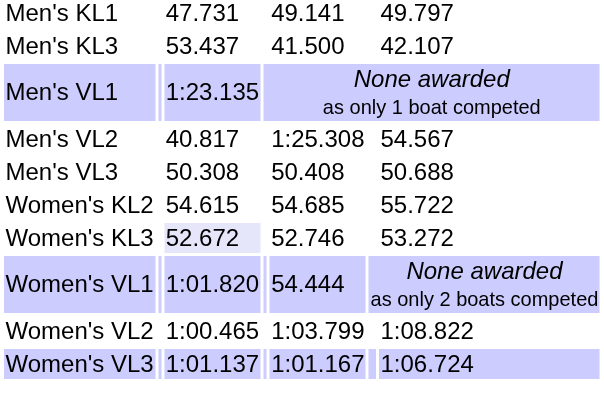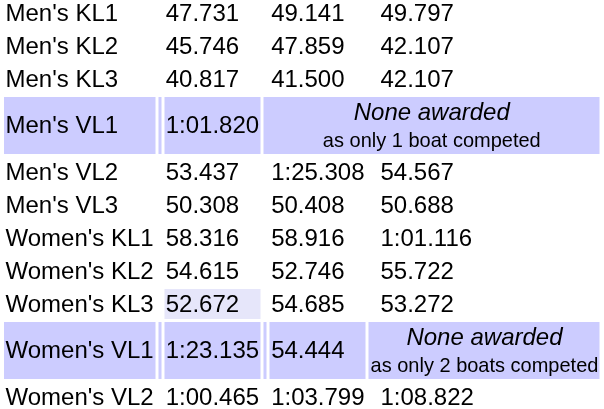+ row: (62, 45)
(202, 45) 53.437 -> (202, 78) 40.817
(212, 92) 1:23.135 -> (212, 125) 1:01.820
(202, 138) 40.817 -> (202, 171) 53.437
+ row: (80, 237)
(308, 204) 54.685 -> (308, 270) 52.746
(308, 237) 52.746 -> (308, 303) 54.685
(212, 284) 1:01.820 -> (212, 350) 1:23.135
- row: (80, 363)
